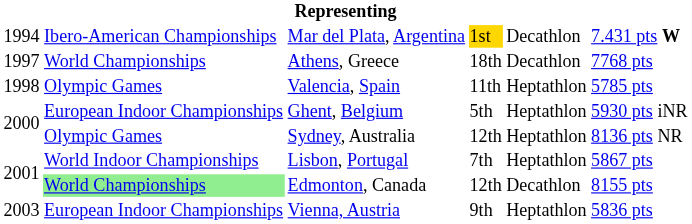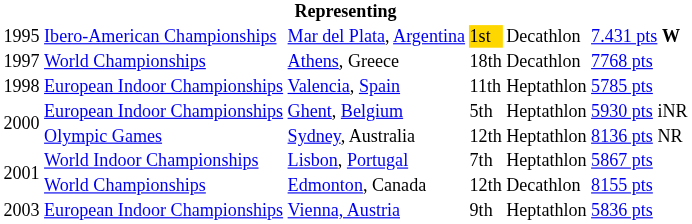(21, 36) 1994 -> (21, 36) 1995
(103, 86) Olympic Games -> (164, 86) European Indoor Championships
(125, 185) lightgreen background -> (125, 185) no background
